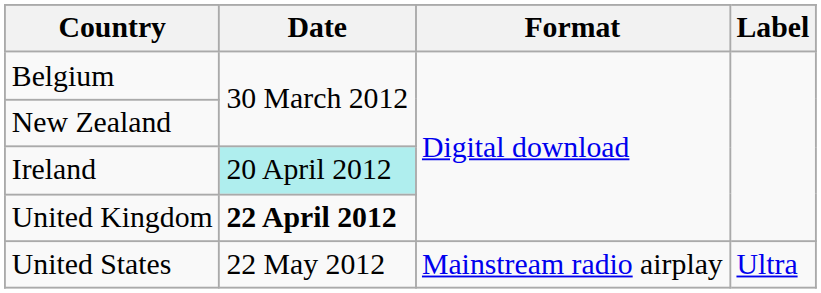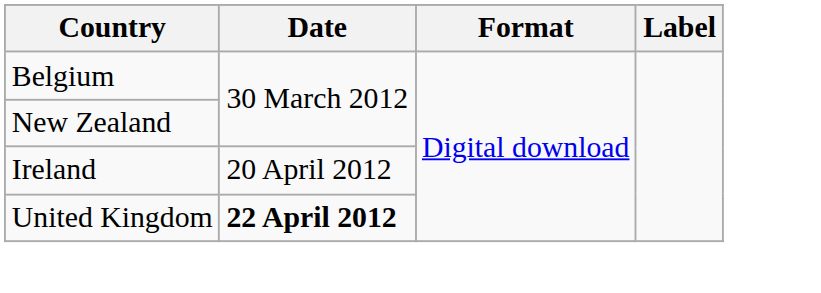(309, 169) paleturquoise background -> (309, 169) no background
- row: (92, 264)
